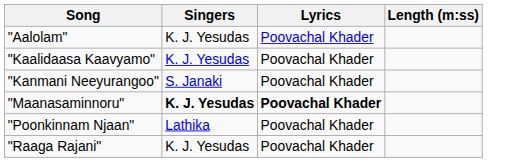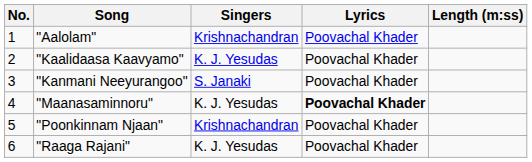+ column: (19, 16)
(207, 37) K. J. Yesudas -> (246, 37) Krishnachandran
(210, 103) bold -> (236, 103) normal
(188, 125) Lathika -> (246, 125) Krishnachandran
